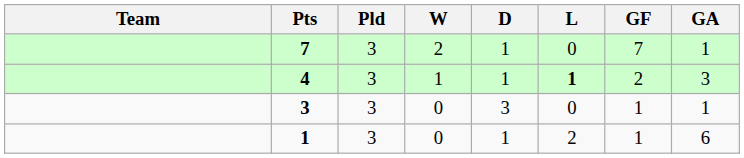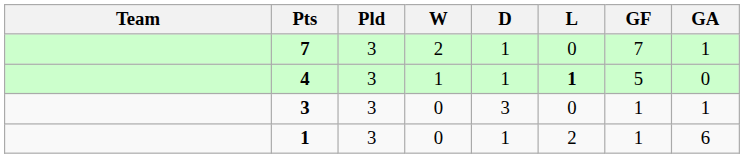(639, 78) 2 -> (639, 78) 5
(705, 78) 3 -> (705, 78) 0
